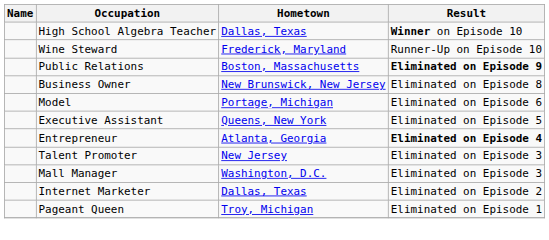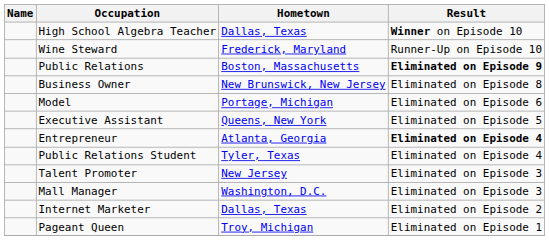+ row: (117, 156)
